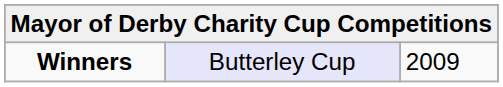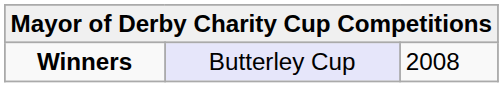(433, 62) 2009 -> (433, 62) 2008
